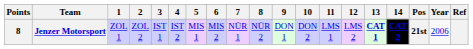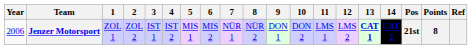columns swapped: (440, 12) <-> (18, 12)
(398, 32) bold -> (391, 32) normal
